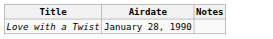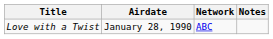+ column: (215, 12)
